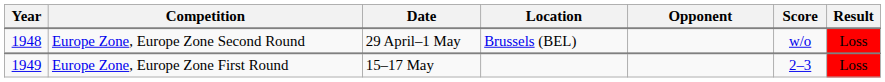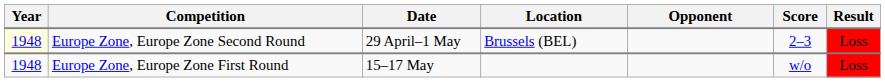(26, 40) no background -> (26, 40) lightyellow background
(800, 40) w/o -> (800, 40) 2–3
(26, 65) 1949 -> (26, 65) 1948
(800, 65) 2–3 -> (800, 65) w/o
